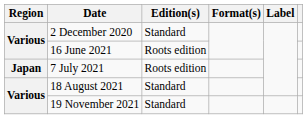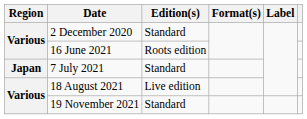(175, 68) Roots edition -> (165, 68) Standard
(165, 86) Standard -> (173, 86) Live edition
